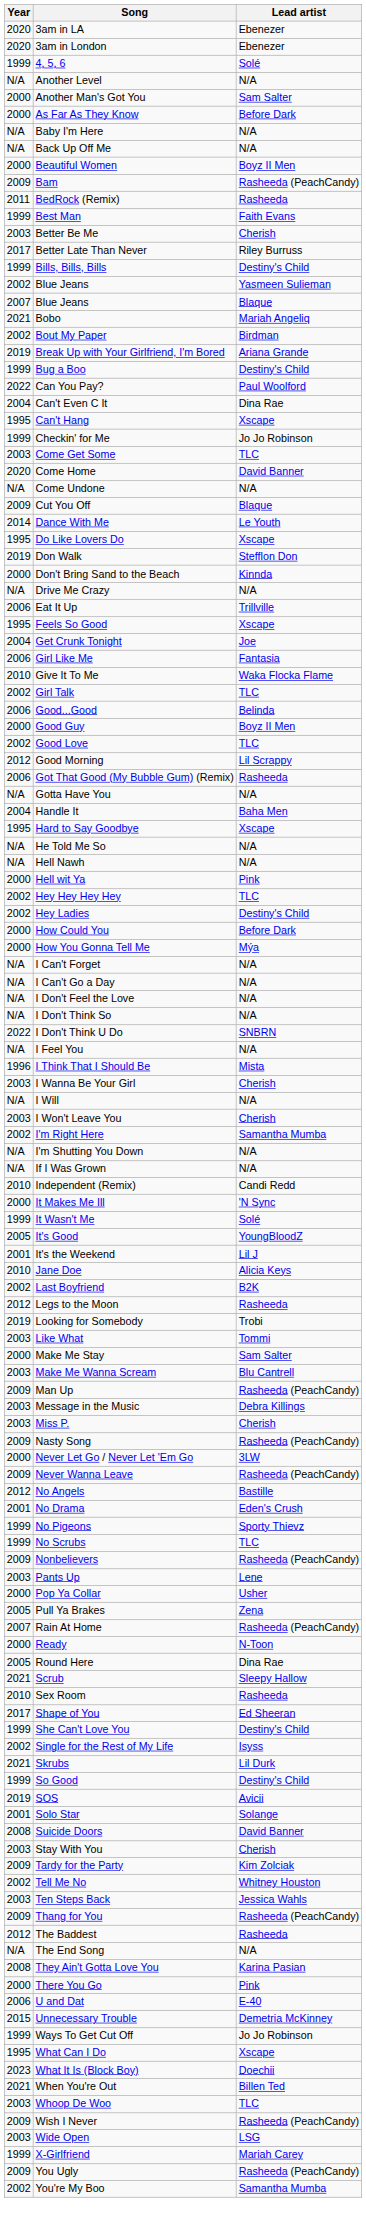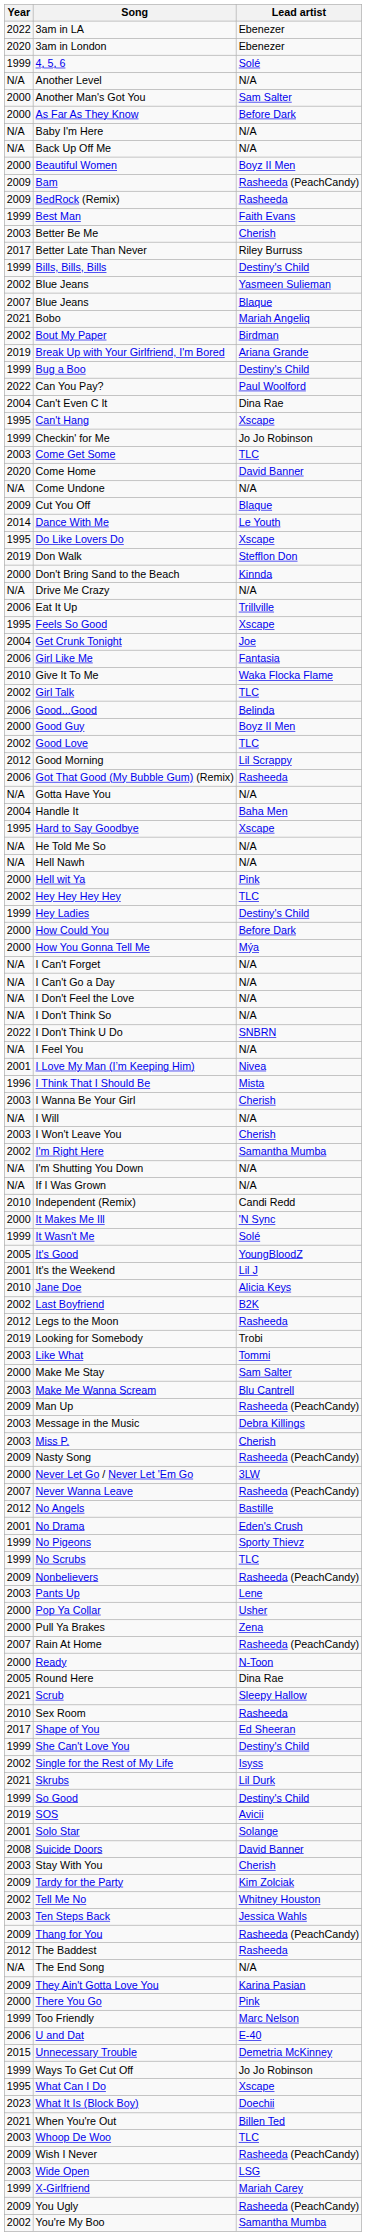(19, 30) 2020 -> (19, 30) 2022
(18, 200) 2011 -> (19, 200) 2009
(19, 914) 2002 -> (19, 914) 1999
+ row: (115, 1067)
(19, 1475) 2009 -> (19, 1492) 2007
(19, 1611) 2005 -> (19, 1628) 2000
(19, 1968) 2008 -> (19, 1985) 2009
+ row: (65, 2019)
